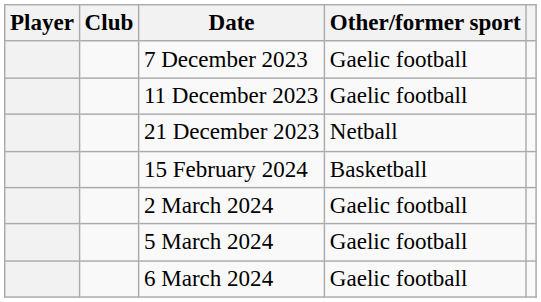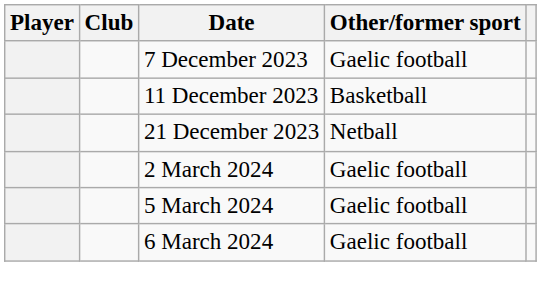(399, 95) Gaelic football -> (378, 95) Basketball
- row: (226, 168)
